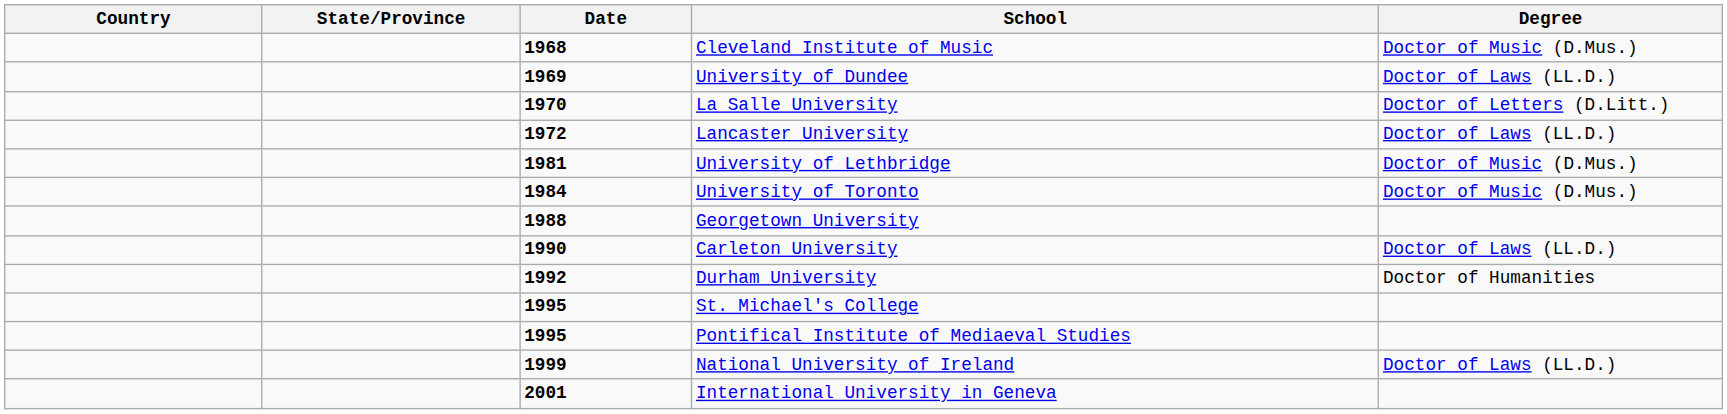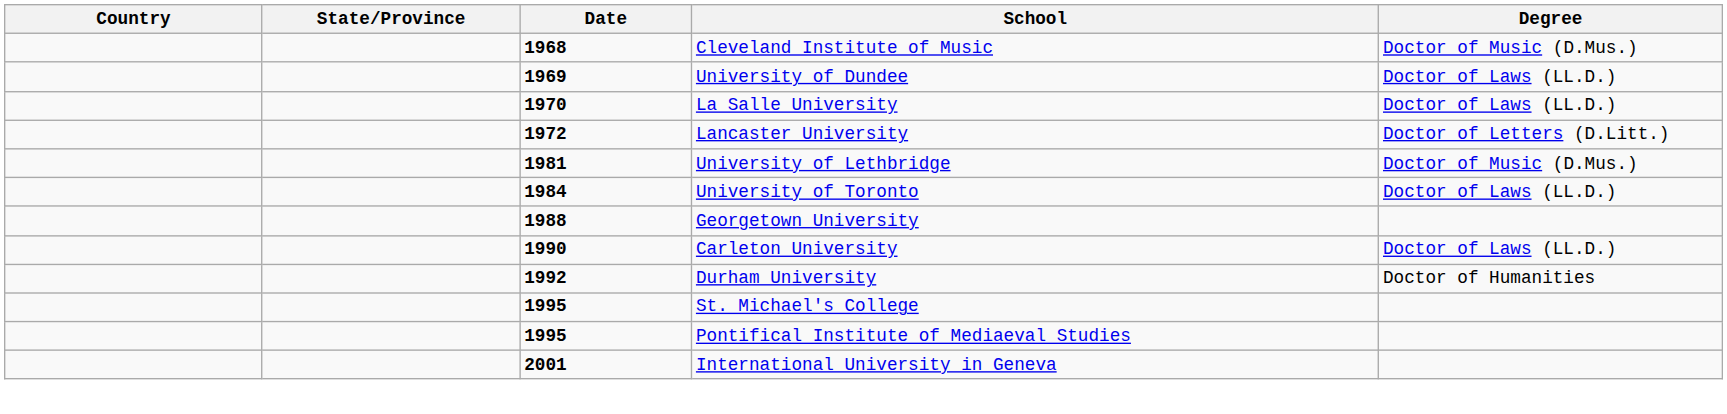(1526, 106) Doctor of Letters (D.Litt.) -> (1500, 106) Doctor of Laws (LL.D.)
(1500, 134) Doctor of Laws (LL.D.) -> (1526, 134) Doctor of Letters (D.Litt.)
(1510, 192) Doctor of Music (D.Mus.) -> (1500, 192) Doctor of Laws (LL.D.)
- row: (855, 365)
